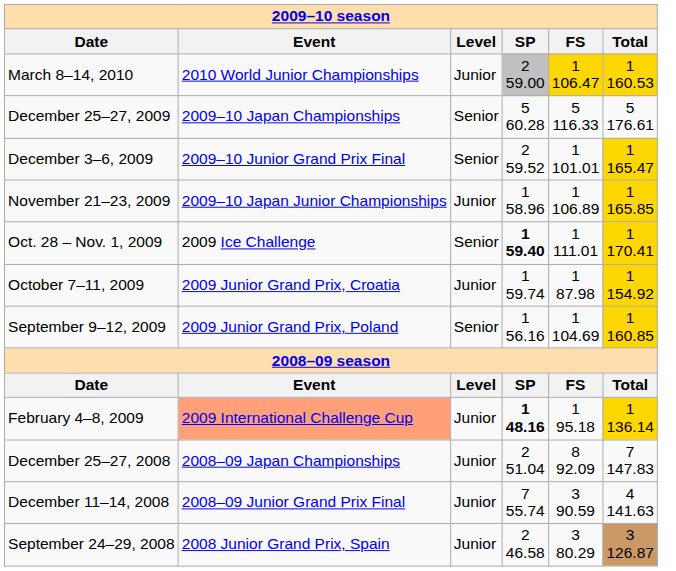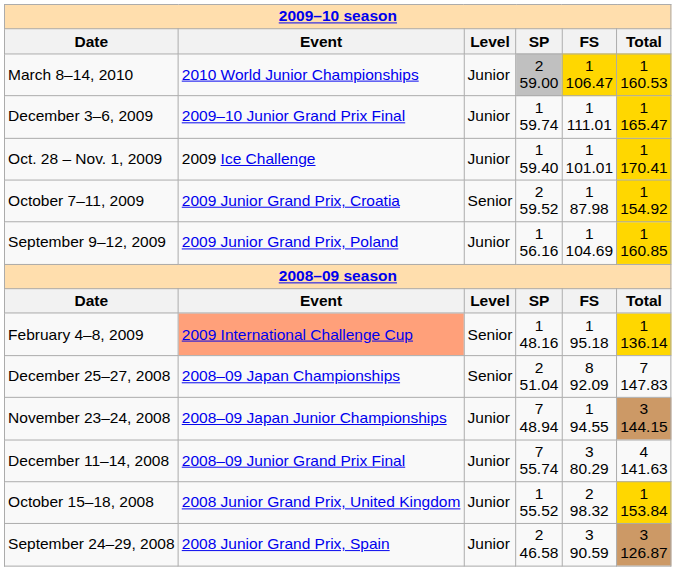- row: (89, 116)
(476, 158) Senior -> (489, 116) Junior
(525, 158) 2 59.52 -> (539, 116) 1 59.74
(576, 158) 1 101.01 -> (589, 116) 1 111.01
- row: (89, 200)
(476, 243) Senior -> (489, 158) Junior
(525, 243) bold -> (539, 158) normal
(576, 243) 1 111.01 -> (589, 158) 1 101.01
(475, 285) Junior -> (490, 200) Senior
(525, 285) 1 59.74 -> (539, 200) 2 59.52
(476, 327) Senior -> (489, 243) Junior
(475, 418) Junior -> (490, 334) Senior
(525, 418) bold -> (539, 334) normal
(475, 460) Junior -> (490, 376) Senior
+ row: (89, 418)
(576, 502) 3 90.59 -> (589, 460) 3 80.29
+ row: (81, 502)
(576, 544) 3 80.29 -> (589, 544) 3 90.59
